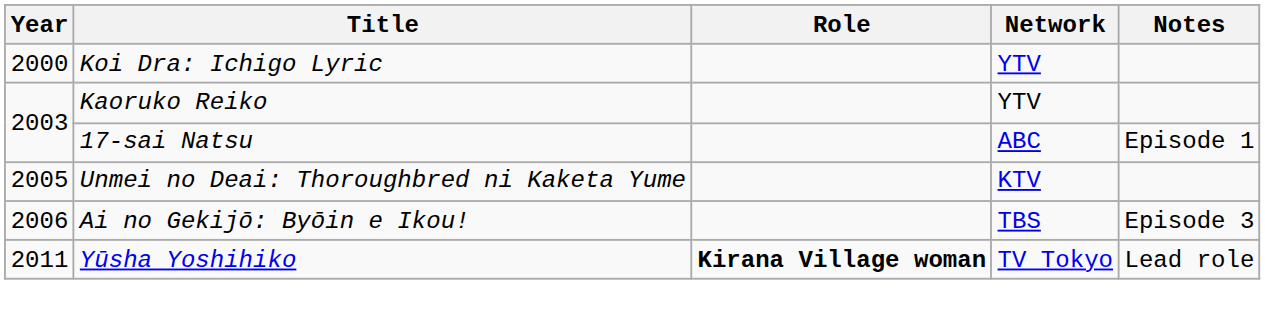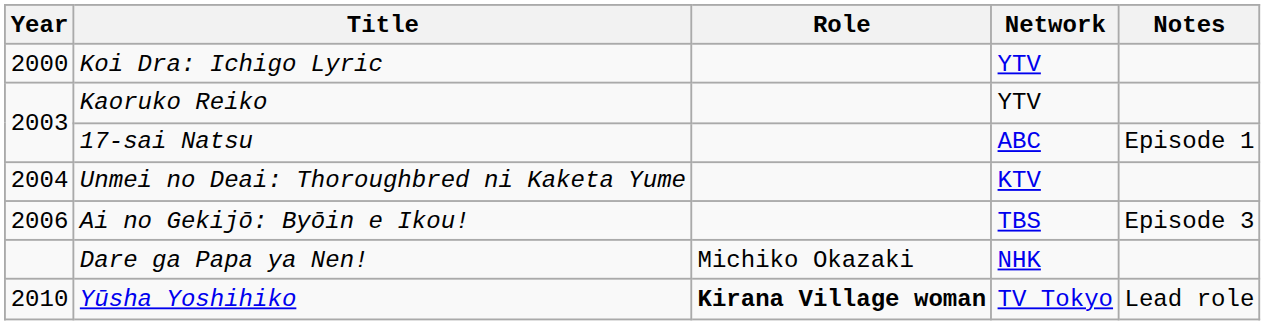(40, 181) 2005 -> (40, 181) 2004
+ row: (224, 260)
(40, 260) 2011 -> (40, 299) 2010
